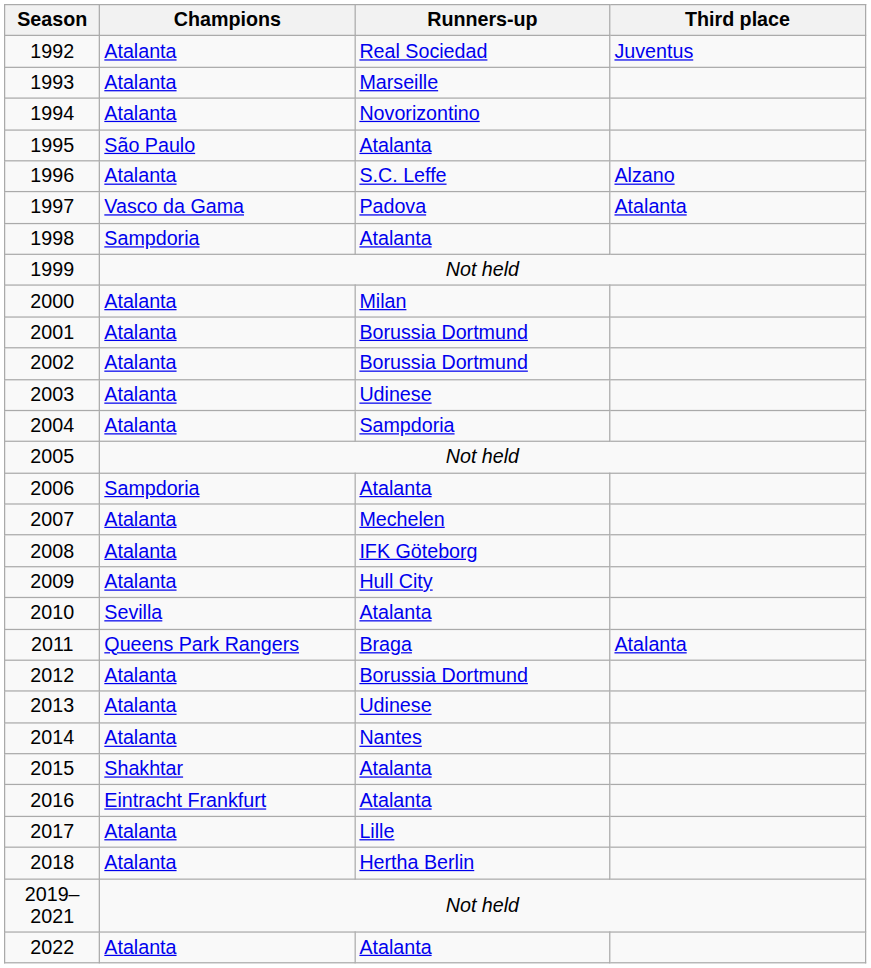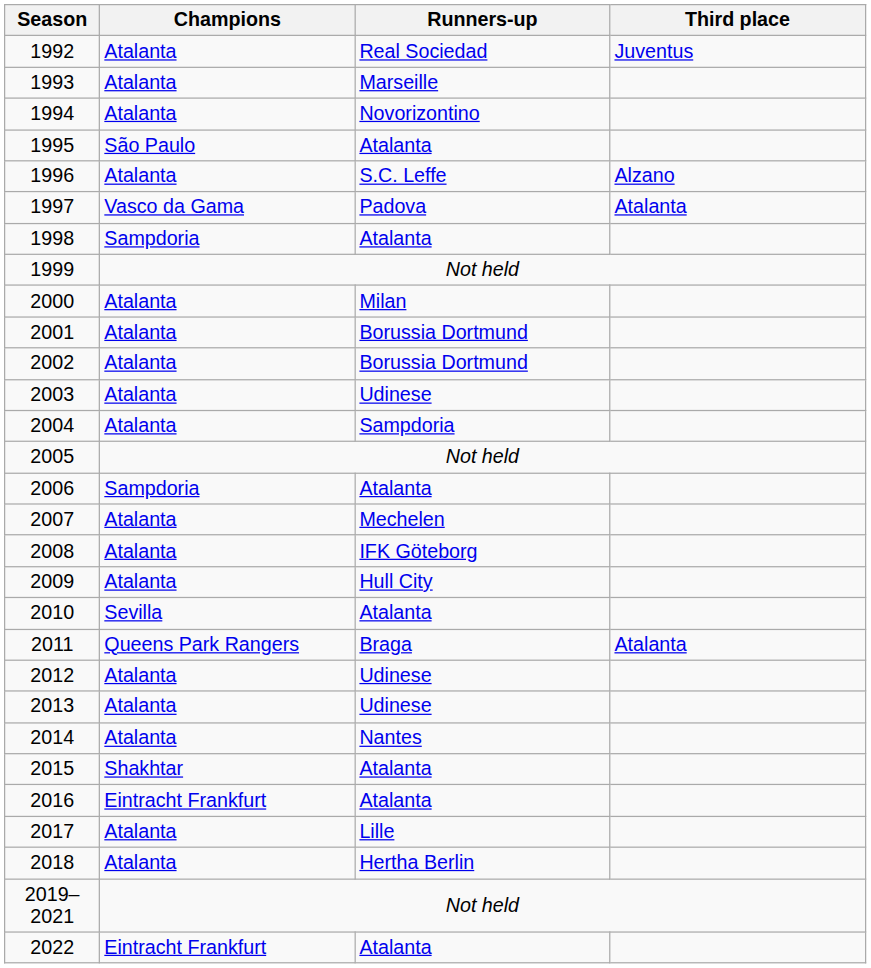(444, 675) Borussia Dortmund -> (395, 675) Udinese
(140, 947) Atalanta -> (185, 947) Eintracht Frankfurt
